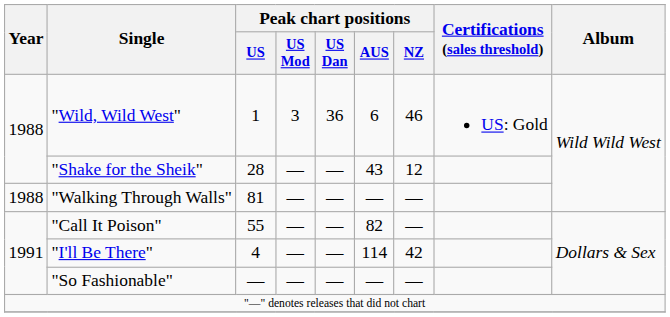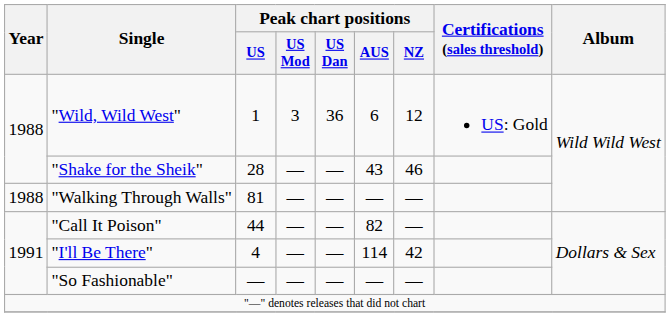(414, 114) 46 -> (414, 114) 12
(414, 169) 12 -> (414, 169) 46
(256, 225) 55 -> (256, 225) 44
